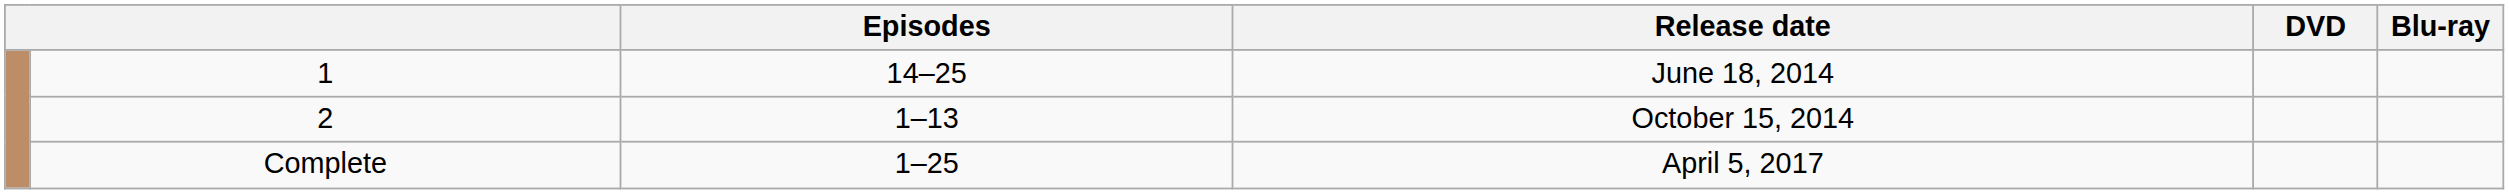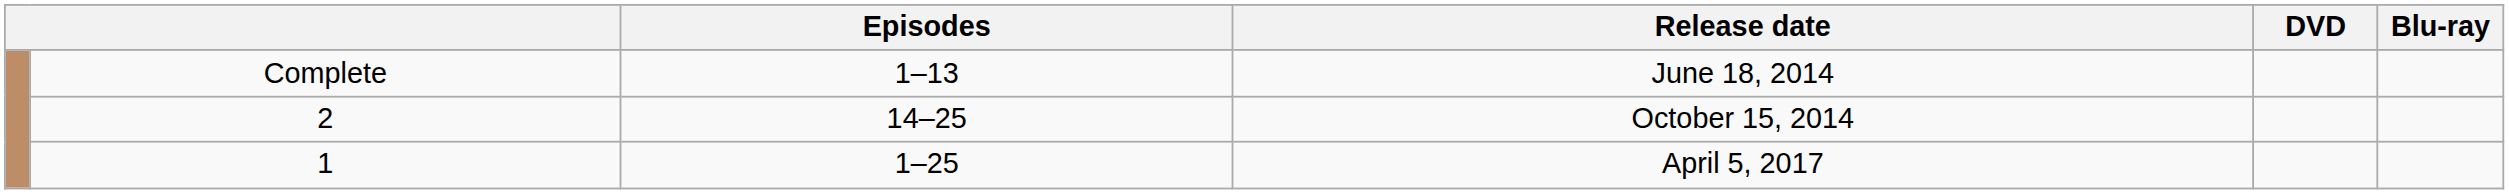(325, 73) 1 -> (325, 73) Complete
(927, 73) 14–25 -> (927, 73) 1–13
(927, 118) 1–13 -> (927, 118) 14–25
(325, 164) Complete -> (325, 164) 1
